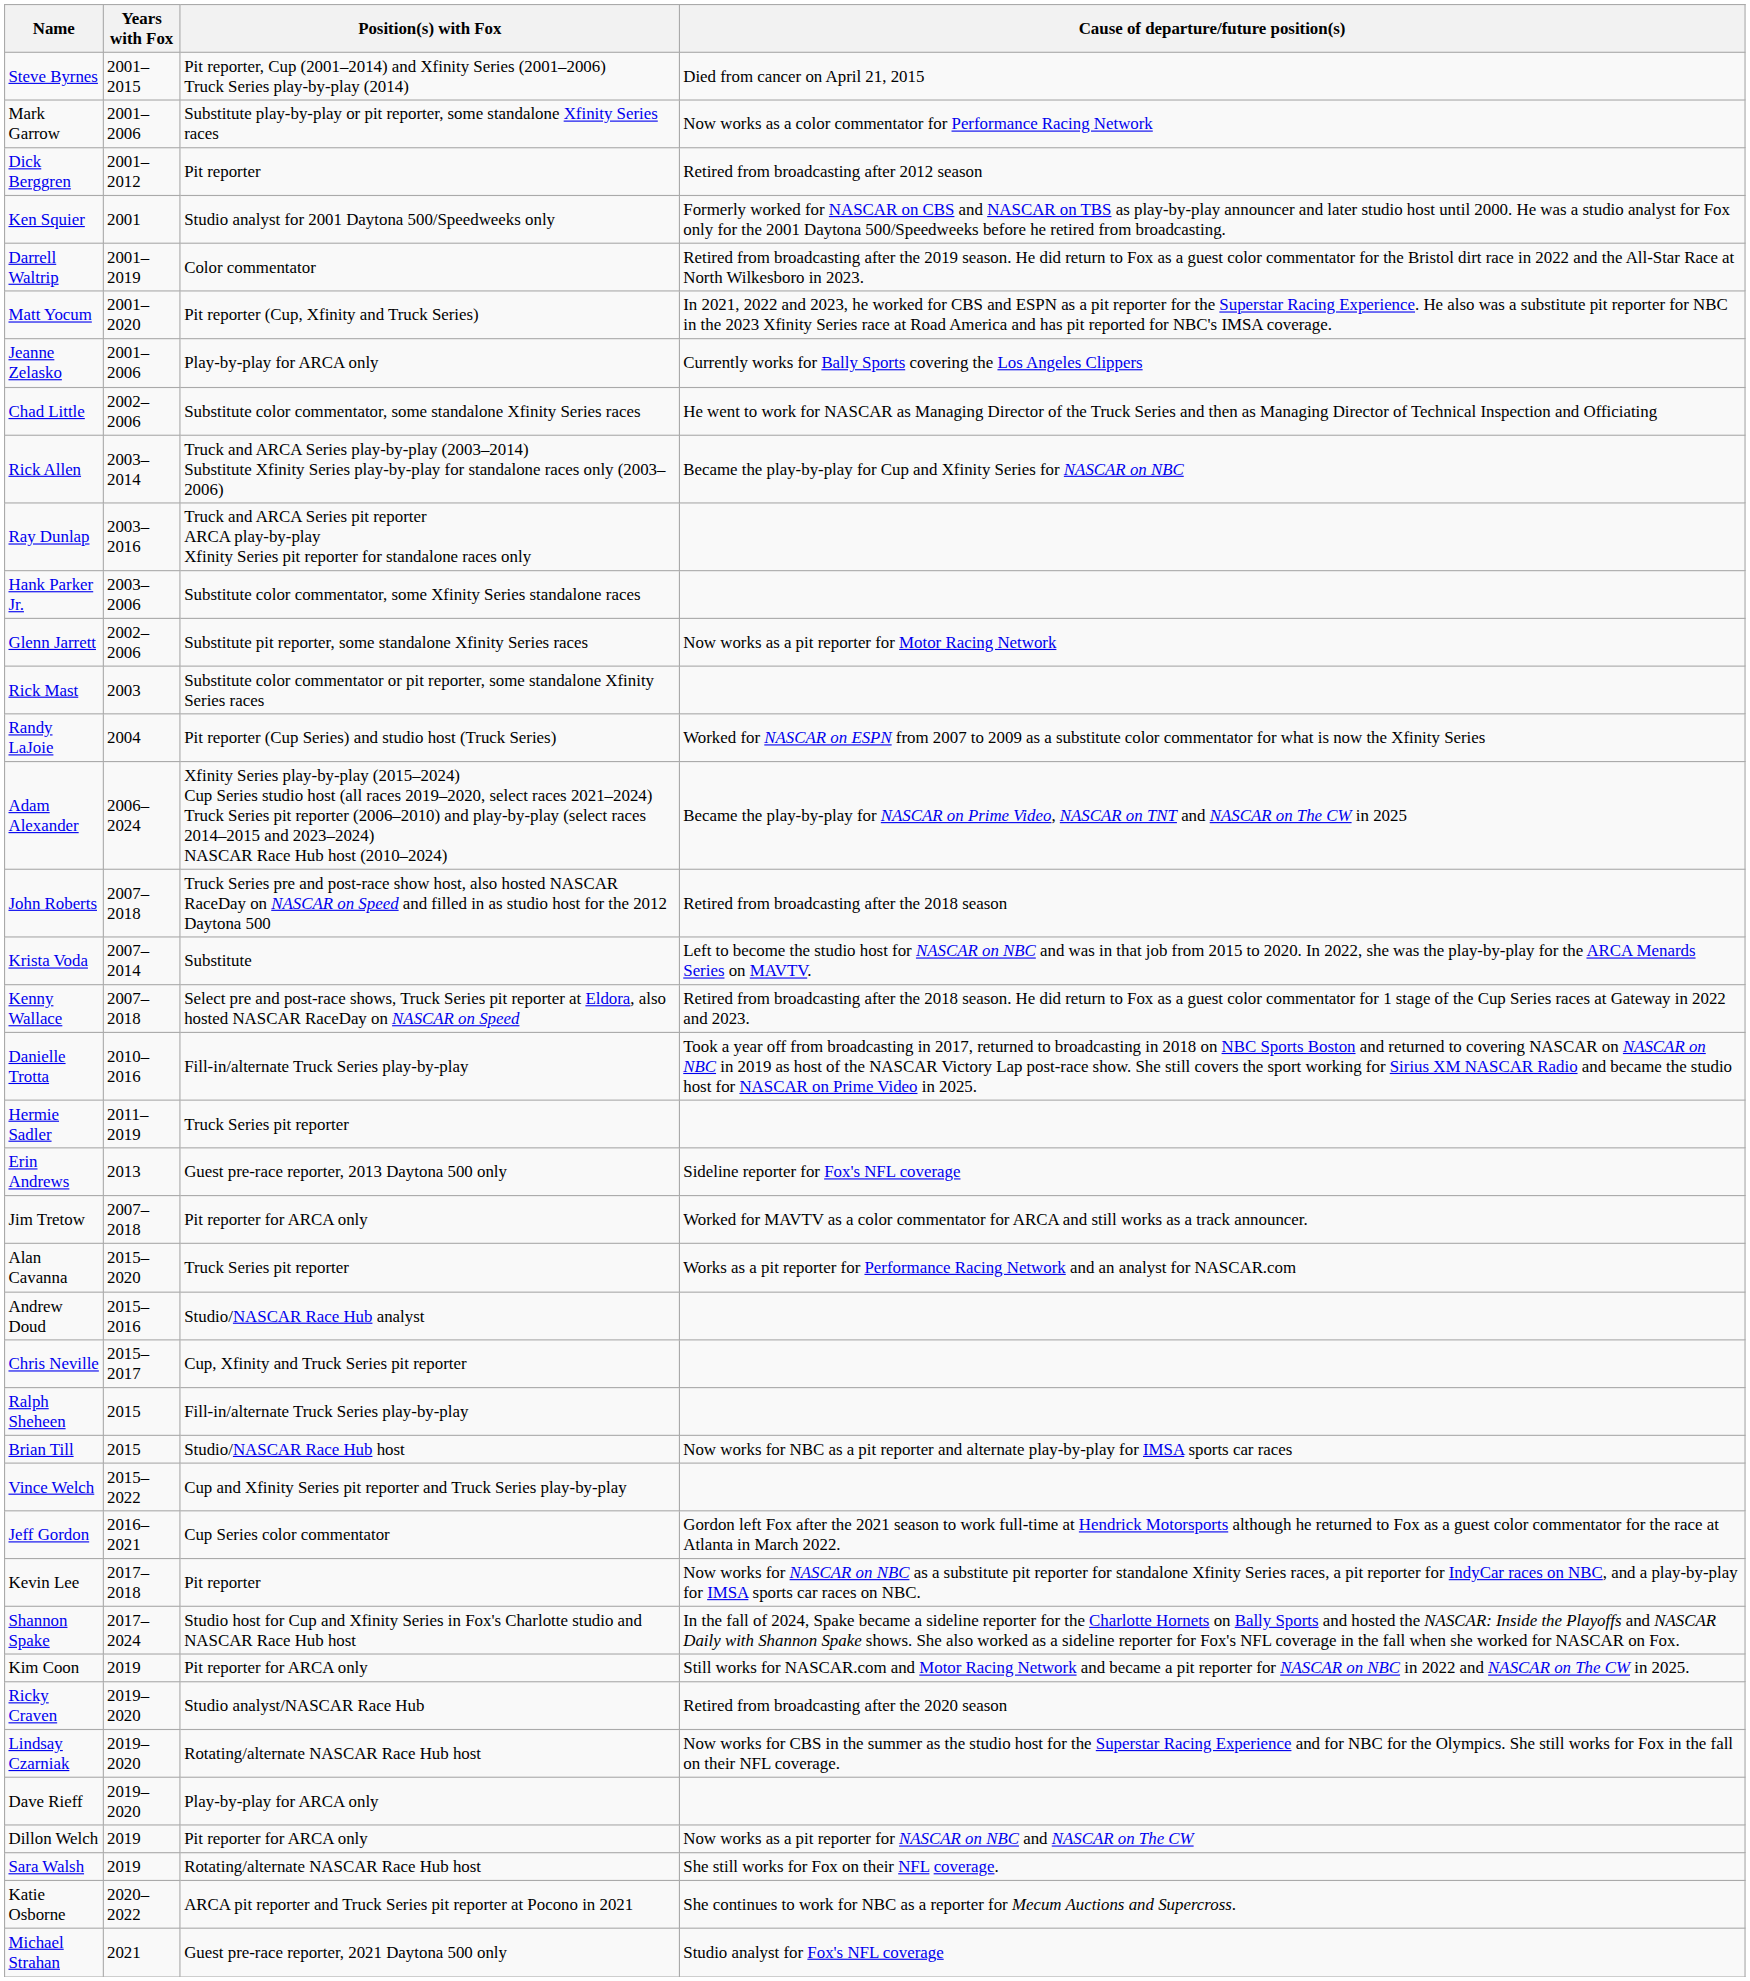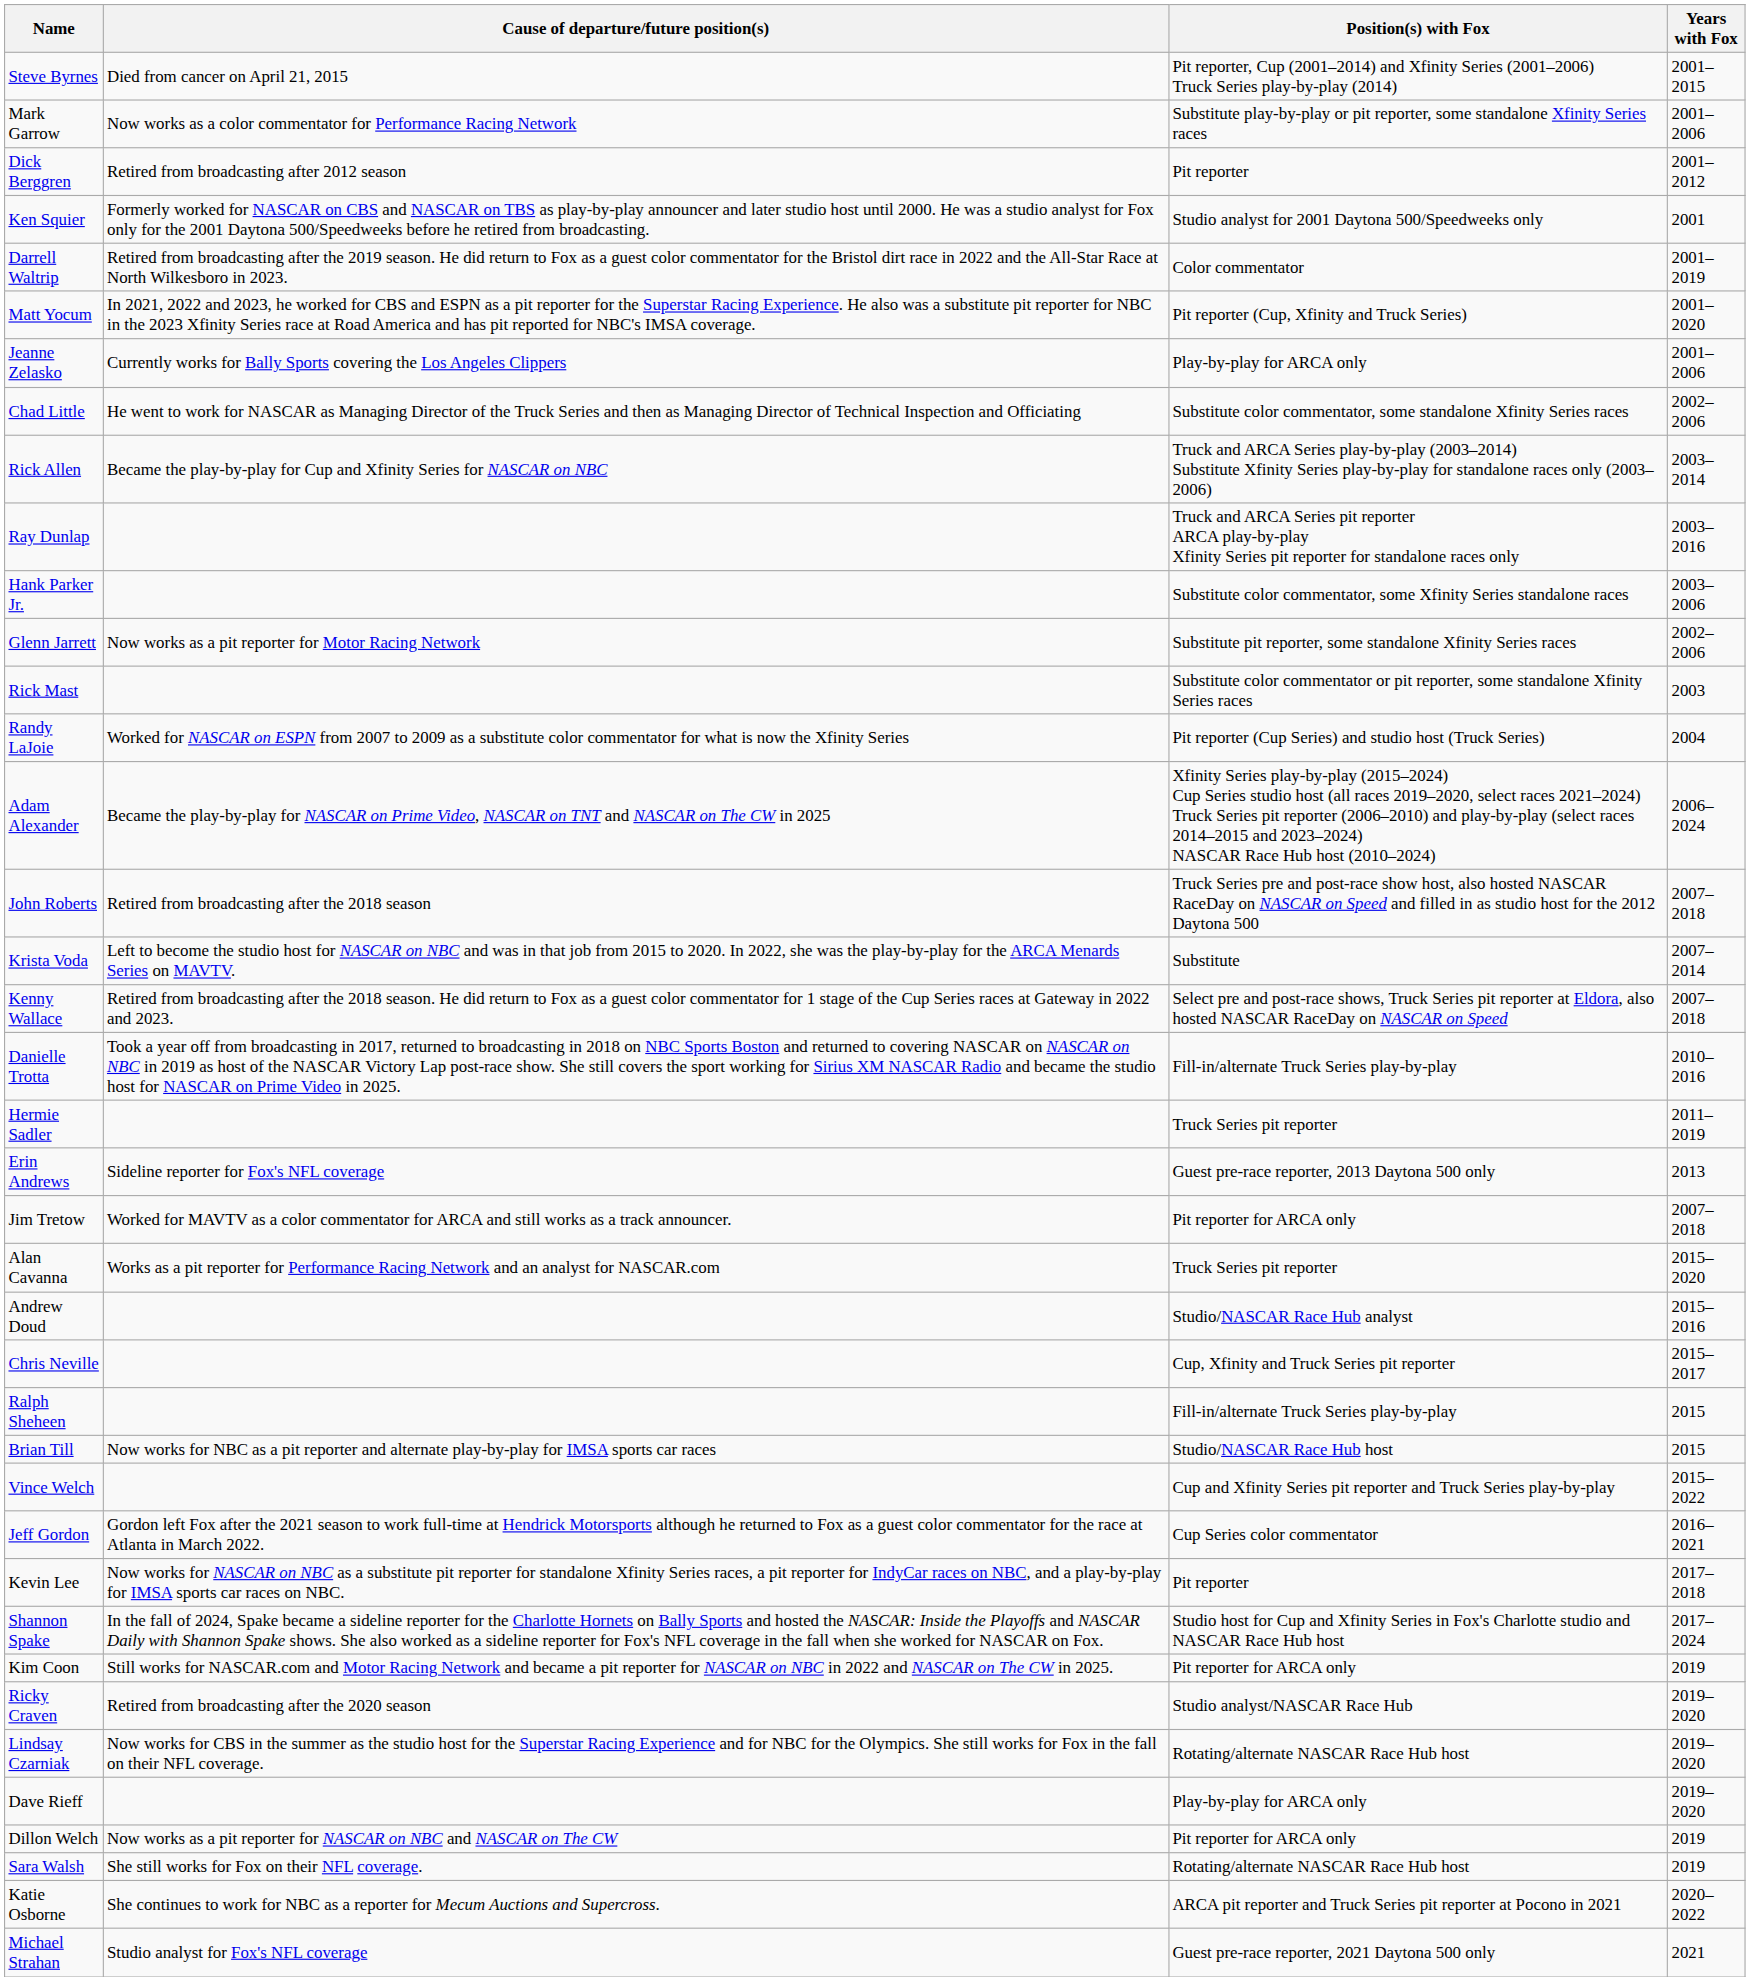columns swapped: (142, 28) <-> (1212, 28)
